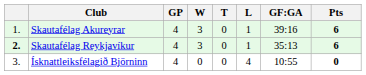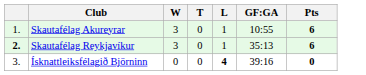- column: (176, 12)
(286, 29) 39:16 -> (261, 29) 10:55
(248, 62) normal -> (224, 62) bold
(286, 62) 10:55 -> (261, 62) 39:16
